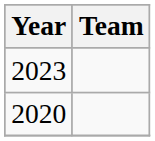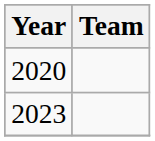rows swapped: (39, 113) <-> (39, 69)
